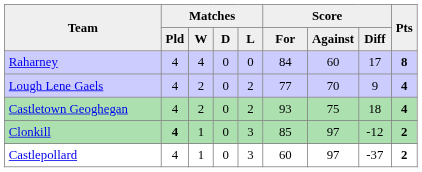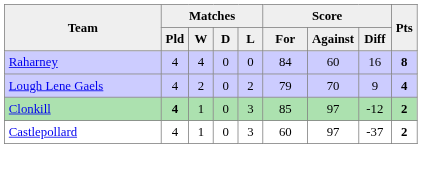(375, 62) 17 -> (375, 62) 16
(285, 85) 77 -> (285, 85) 79
- row: (68, 108)
